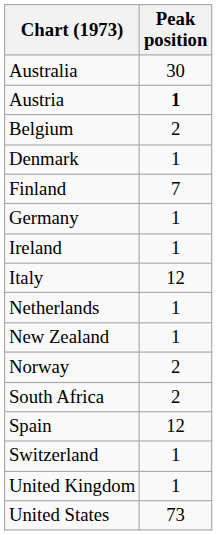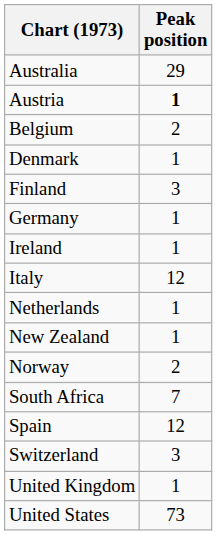(176, 70) 30 -> (176, 70) 29
(176, 188) 7 -> (176, 188) 3
(176, 396) 2 -> (176, 396) 7
(176, 456) 1 -> (176, 456) 3
